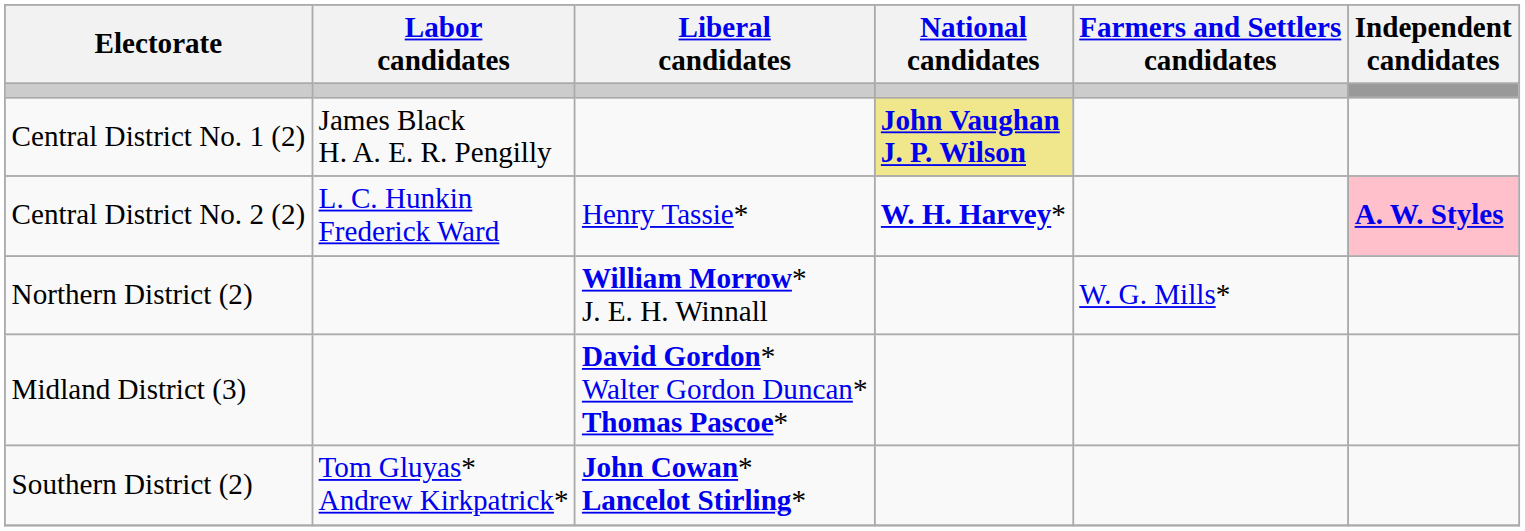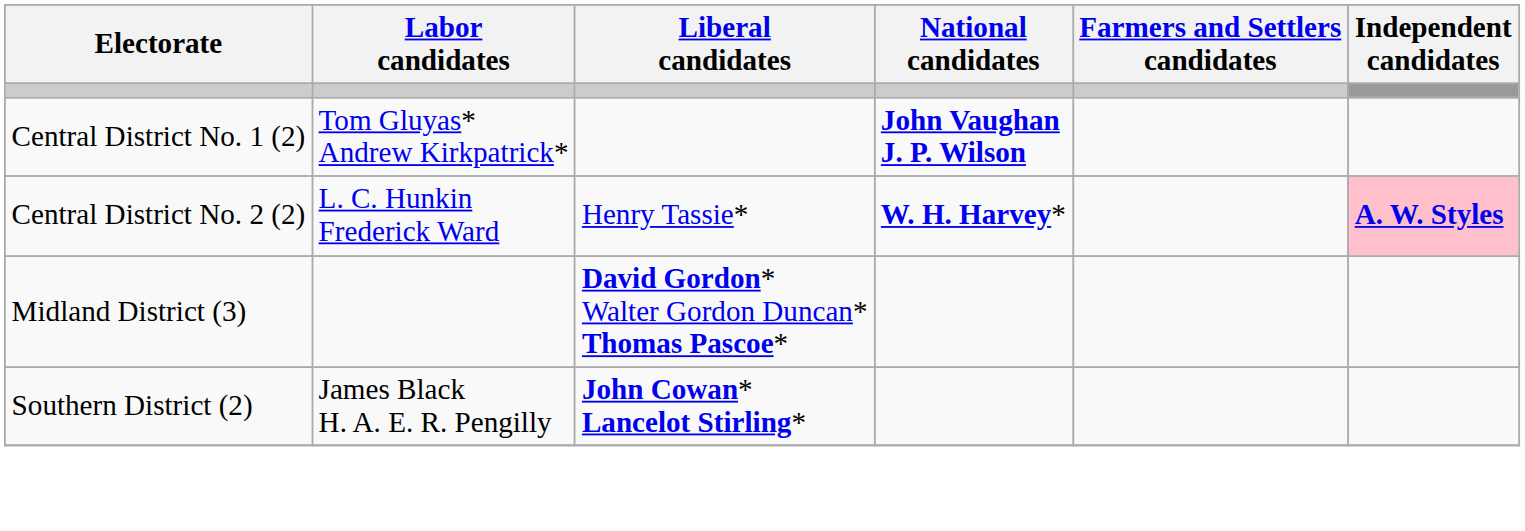(435, 136) James Black H. A. E. R. Pengilly -> (444, 136) Tom Gluyas* Andrew Kirkpatrick*
(970, 136) khaki background -> (970, 136) no background
- row: (132, 294)
(444, 484) Tom Gluyas* Andrew Kirkpatrick* -> (435, 405) James Black H. A. E. R. Pengilly
